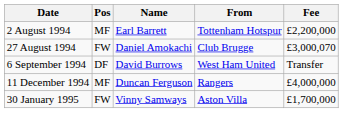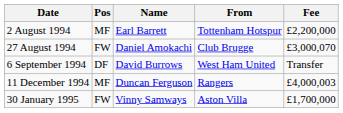(311, 82) £4,000,000 -> (311, 82) £4,000,003
